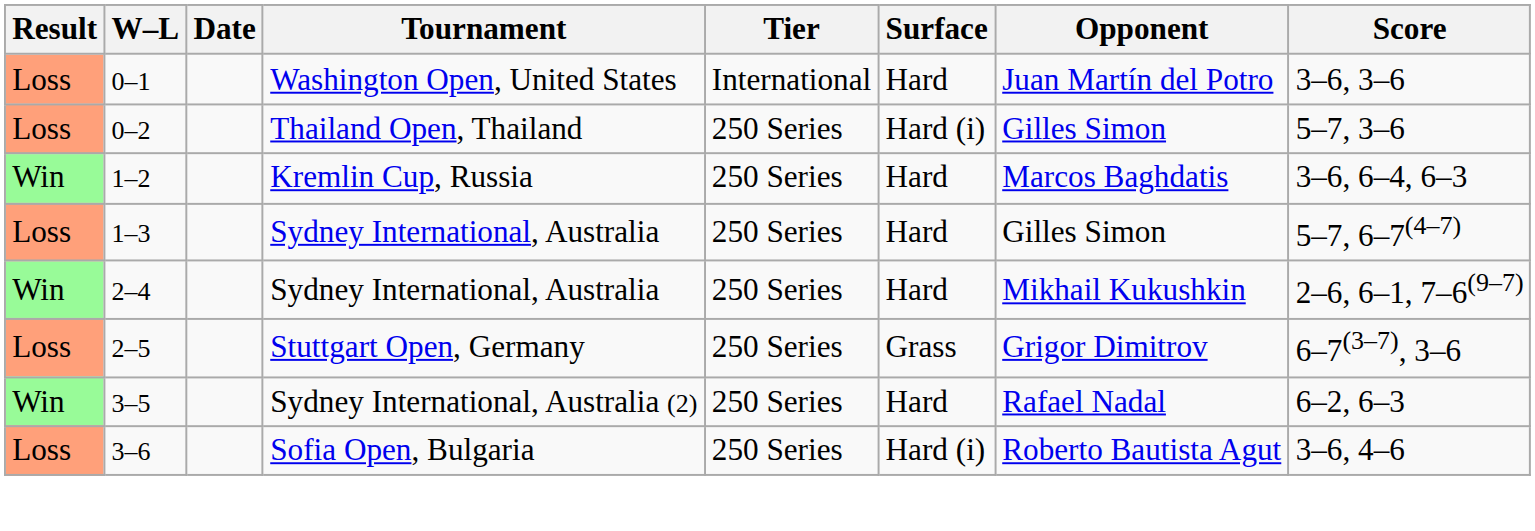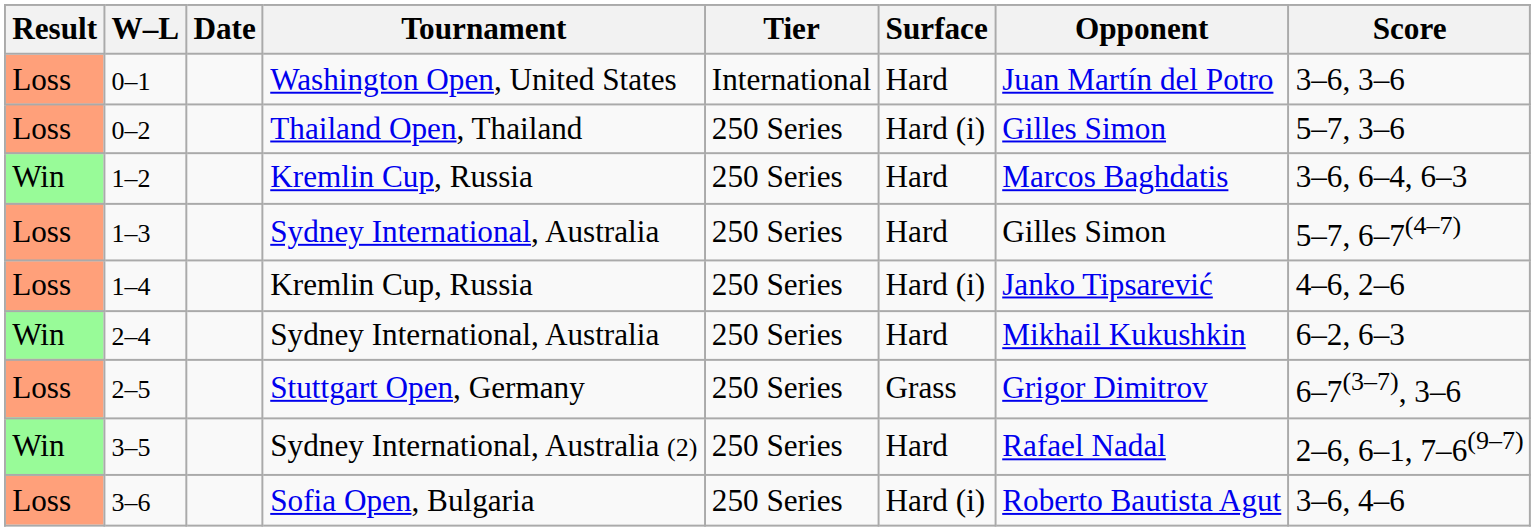+ row: (131, 287)
(1410, 289) 2–6, 6–1, 7–6(9–7) -> (1350, 334) 6–2, 6–3
(1350, 400) 6–2, 6–3 -> (1410, 446) 2–6, 6–1, 7–6(9–7)
